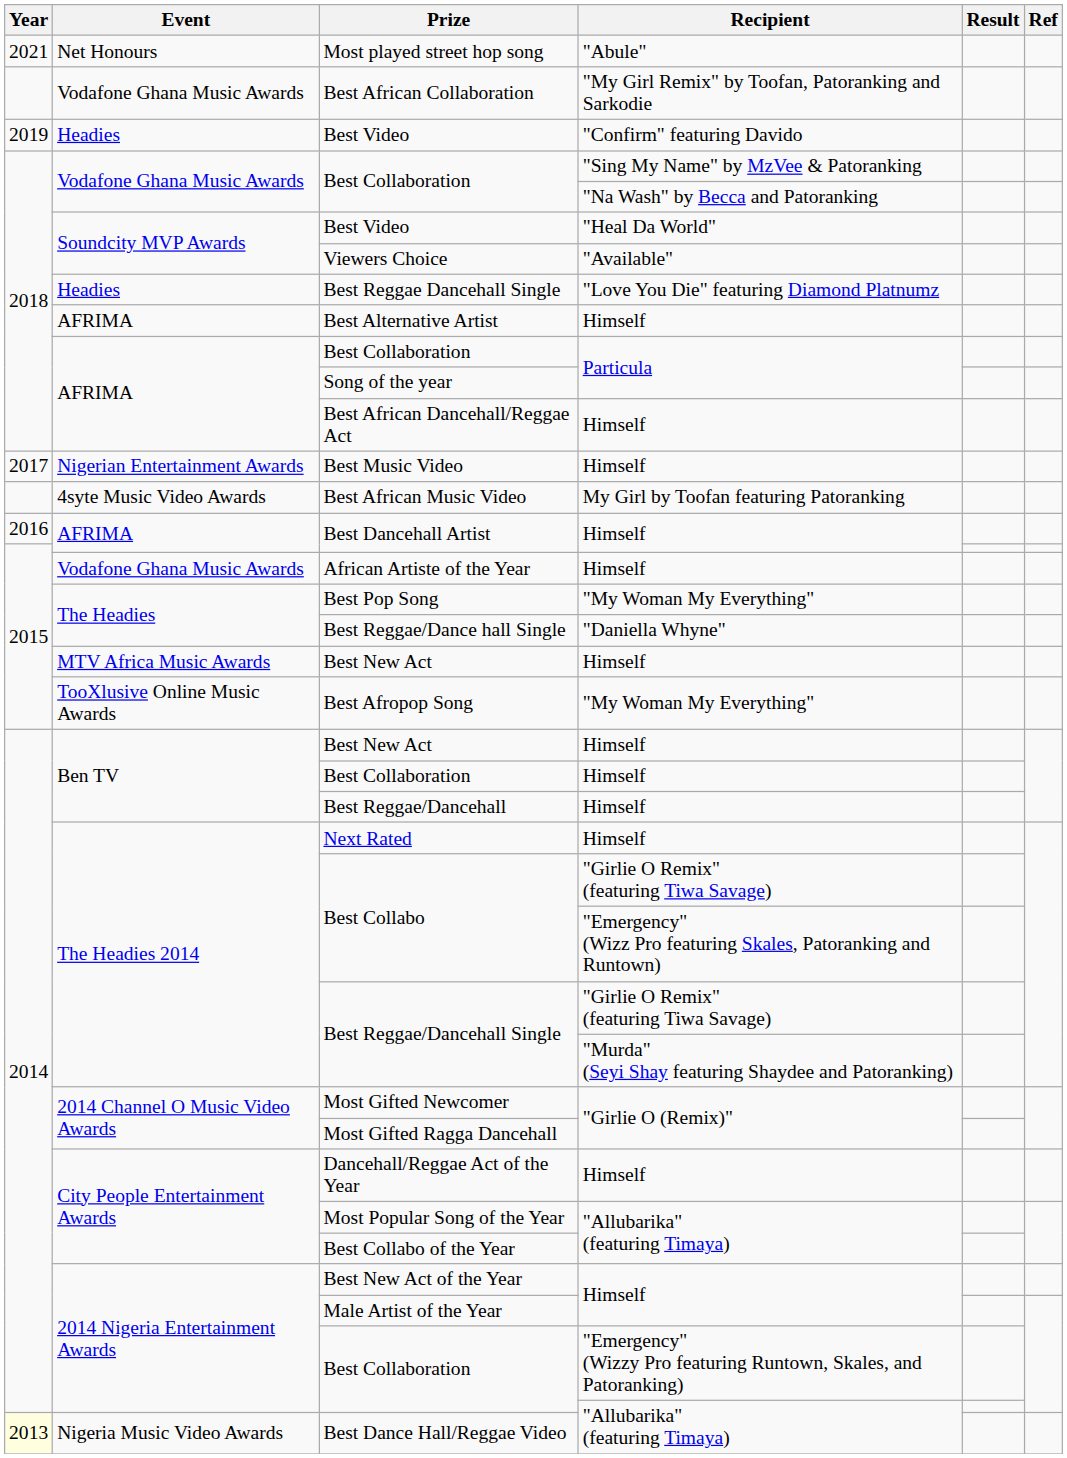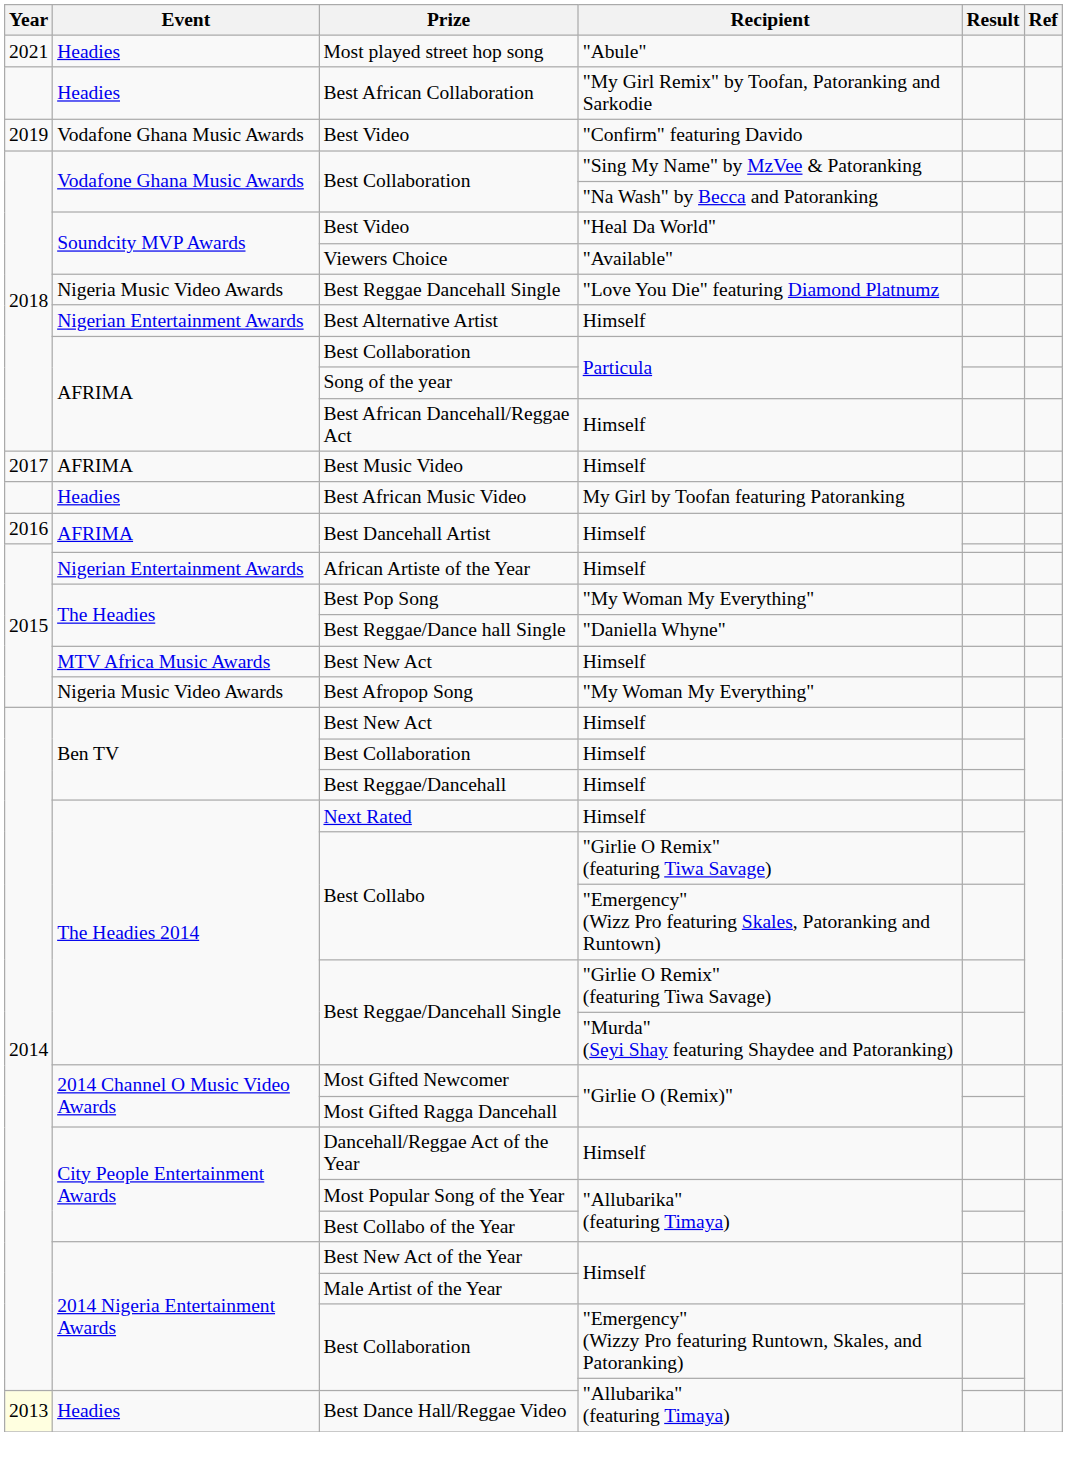(107, 50) Net Honours -> (89, 50) Headies
(180, 92) Vodafone Ghana Music Awards -> (89, 92) Headies
(89, 134) Headies -> (180, 134) Vodafone Ghana Music Awards
(89, 289) Headies -> (170, 289) Nigeria Music Video Awards
(95, 320) AFRIMA -> (180, 320) Nigerian Entertainment Awards
(180, 466) Nigerian Entertainment Awards -> (95, 466) AFRIMA
(161, 497) 4syte Music Video Awards -> (89, 497) Headies
(180, 568) Vodafone Ghana Music Awards -> (180, 568) Nigerian Entertainment Awards
(158, 703) TooXlusive Online Music Awards -> (170, 692) Nigeria Music Video Awards
(170, 1432) Nigeria Music Video Awards -> (89, 1410) Headies
